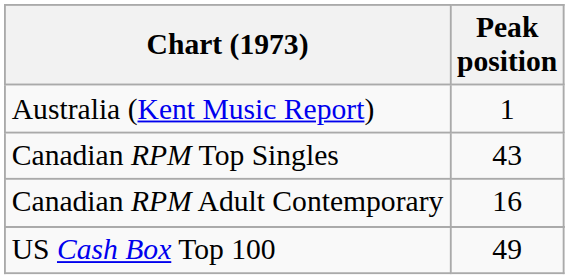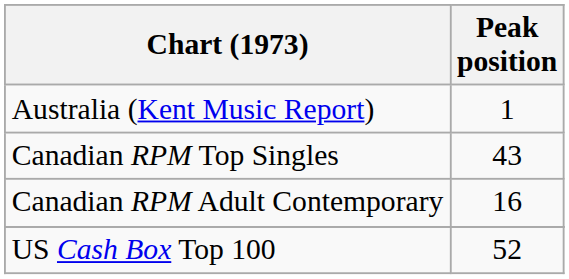(507, 249) 49 -> (507, 249) 52
